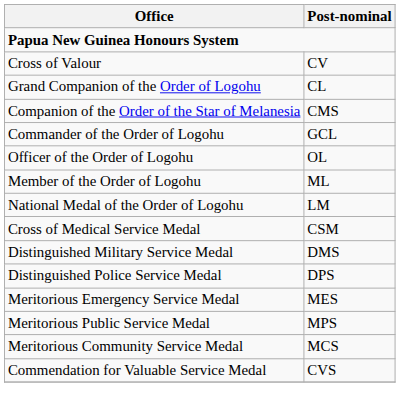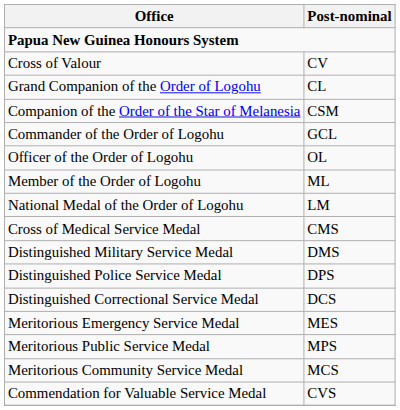(323, 110) CMS -> (323, 110) CSM
(323, 228) CSM -> (323, 228) CMS
+ row: (133, 299)
